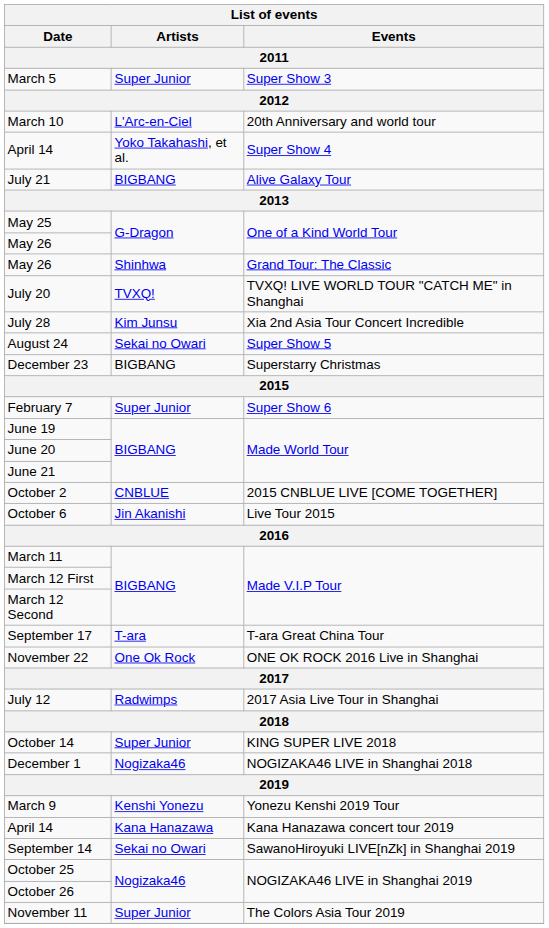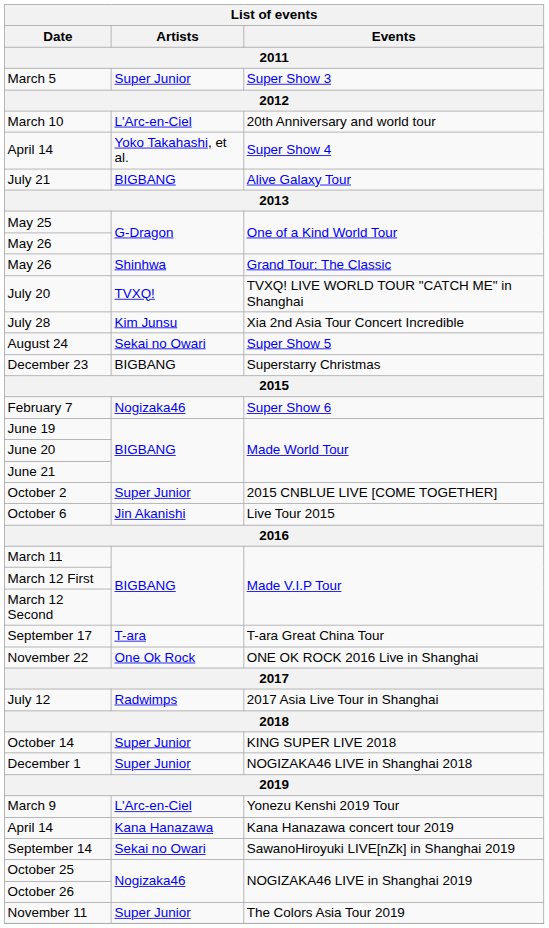(153, 407) Super Junior -> (150, 407) Nogizaka46
(142, 493) CNBLUE -> (153, 493) Super Junior
(150, 763) Nogizaka46 -> (153, 763) Super Junior
(159, 806) Kenshi Yonezu -> (153, 806) L'Arc-en-Ciel
